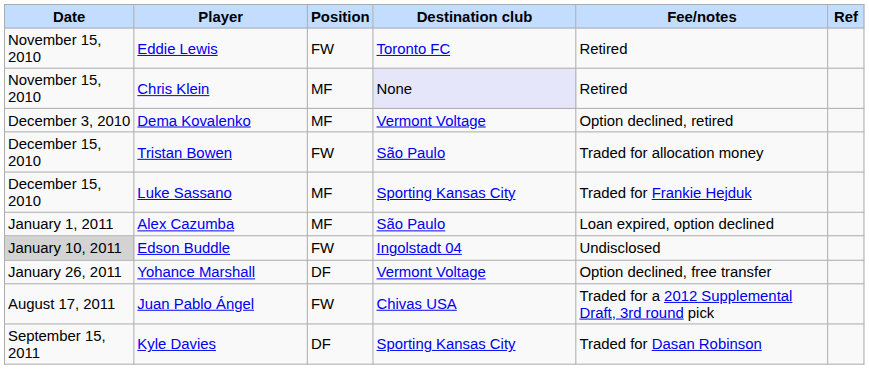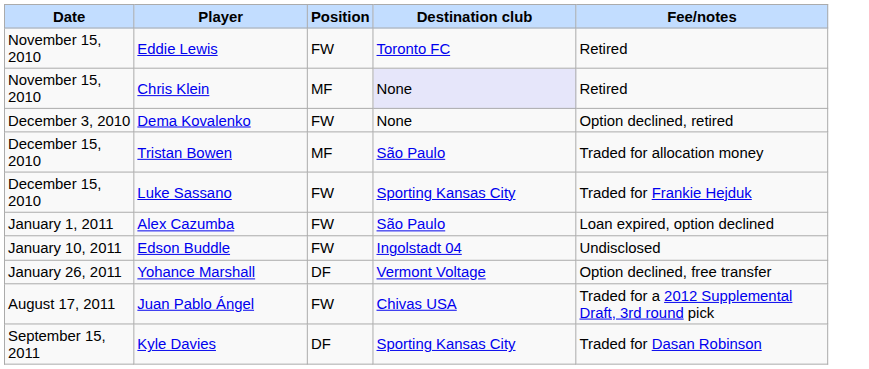- column: (846, 16)
(322, 121) MF -> (322, 121) FW
(431, 121) Vermont Voltage -> (394, 121) None
(322, 152) FW -> (322, 152) MF
(322, 193) MF -> (322, 193) FW
(322, 225) MF -> (322, 225) FW
(65, 248) lightgrey background -> (65, 248) no background
